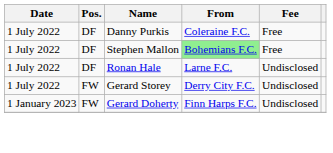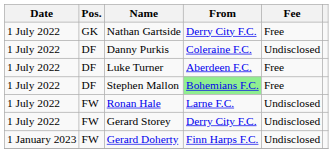+ row: (144, 31)
(272, 31) Free -> (292, 49) Undisclosed
+ row: (135, 67)
(89, 67) DF -> (90, 103) FW
